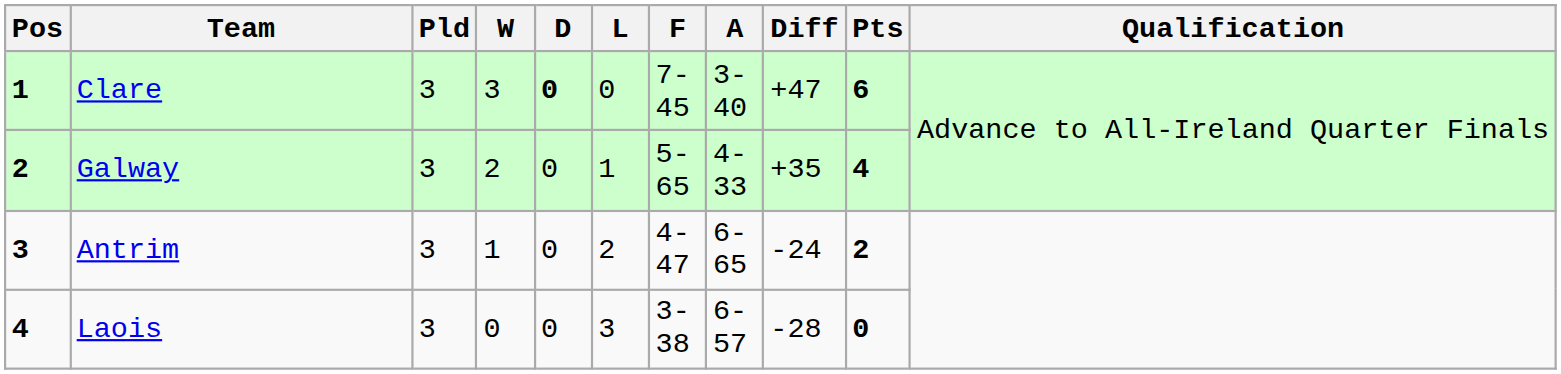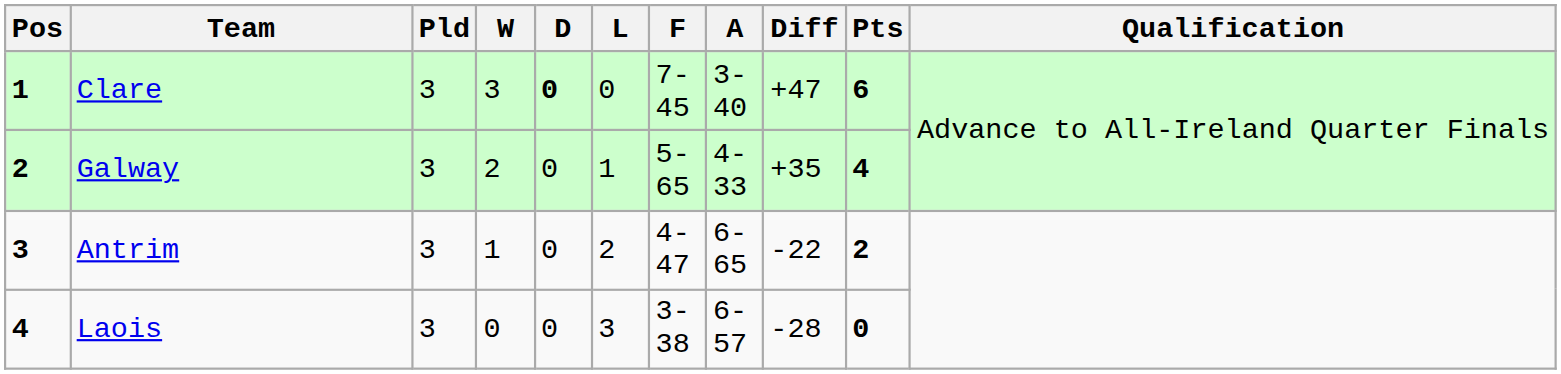(796, 250) -24 -> (796, 250) -22
